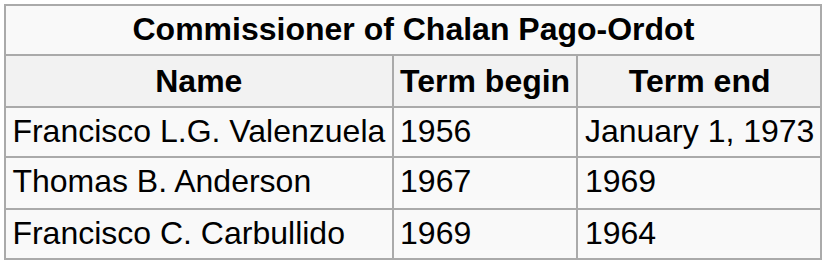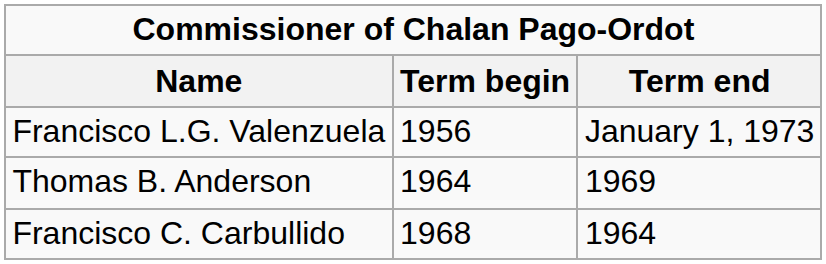(436, 182) 1967 -> (436, 182) 1964
(436, 232) 1969 -> (436, 232) 1968
